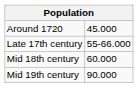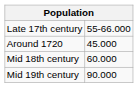rows swapped: (45, 43) <-> (35, 28)
